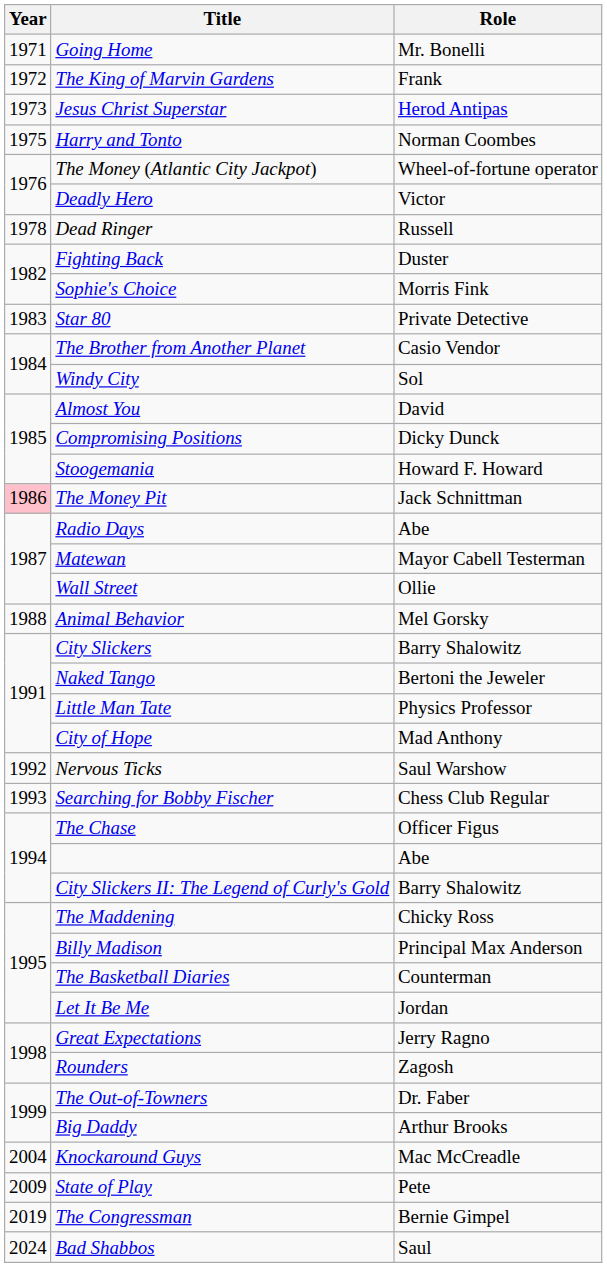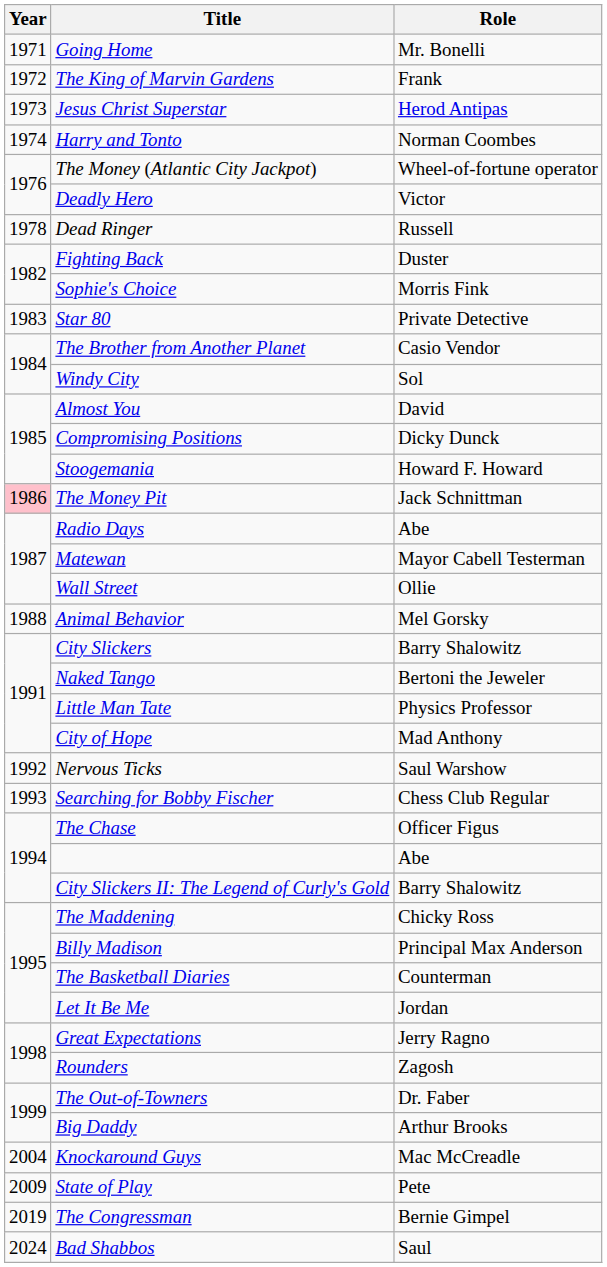(28, 139) 1975 -> (28, 139) 1974
